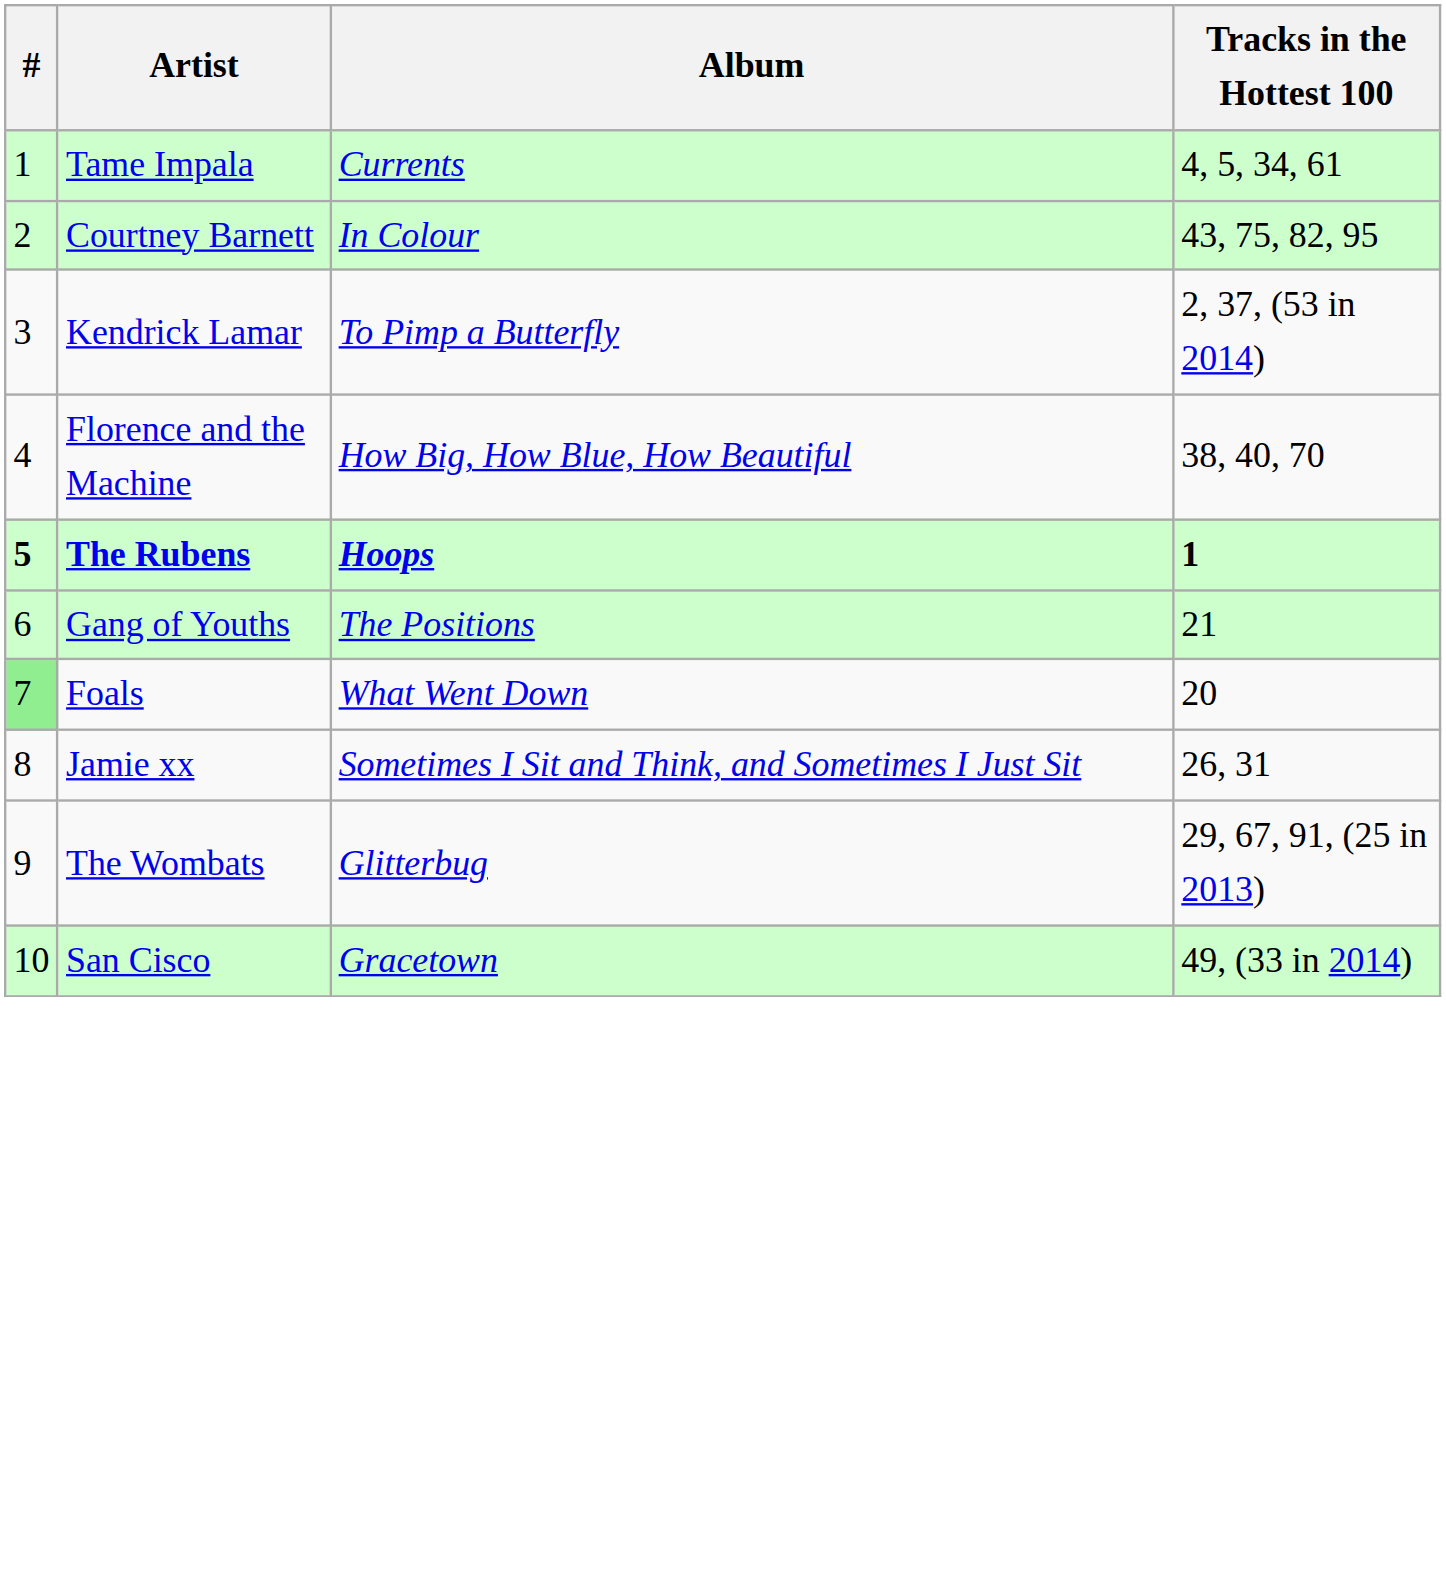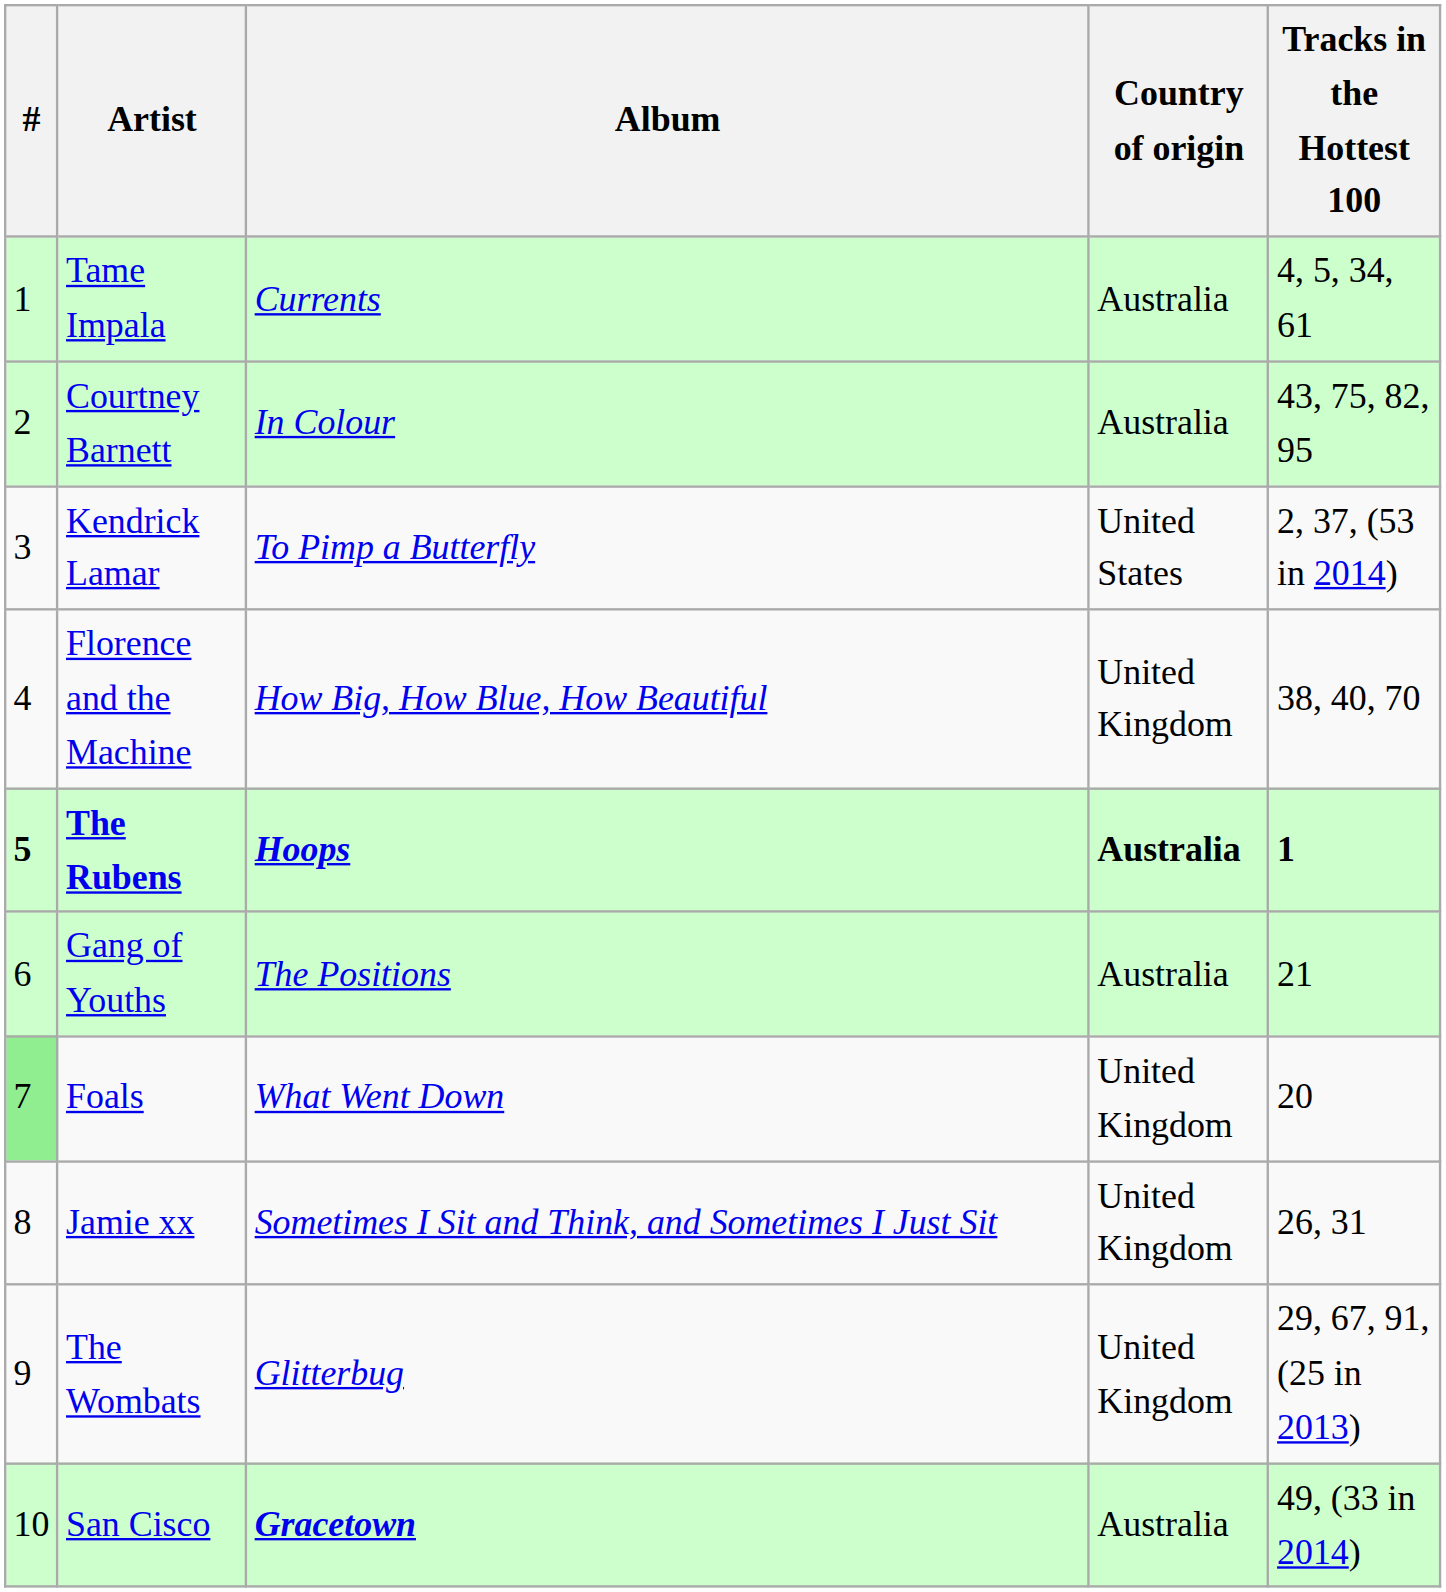+ column: (1179, 119)
(418, 958) normal -> (335, 1523) bold
